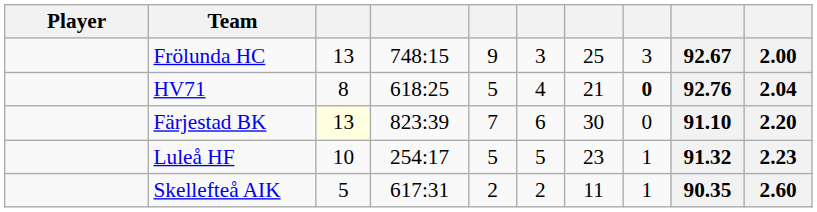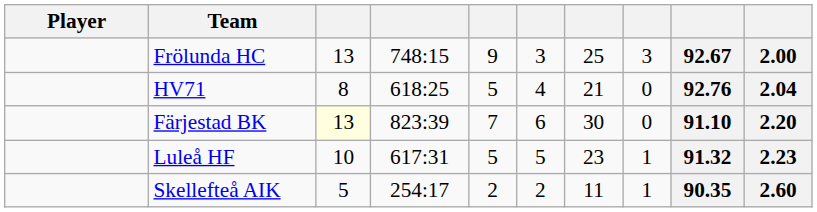(647, 88) bold -> (647, 88) normal
(420, 156) 254:17 -> (420, 156) 617:31
(420, 190) 617:31 -> (420, 190) 254:17
